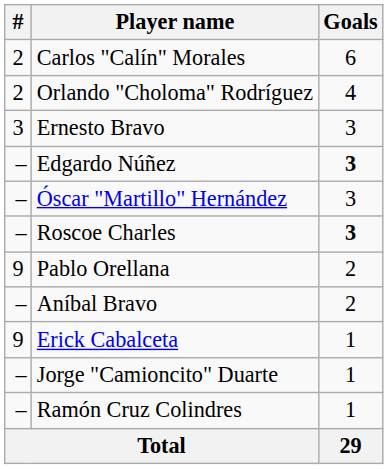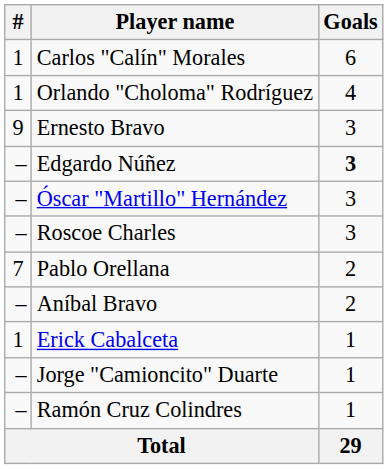(18, 57) 2 -> (18, 57) 1
(18, 92) 2 -> (18, 92) 1
(18, 127) 3 -> (18, 127) 9
(351, 233) bold -> (351, 233) normal
(18, 269) 9 -> (18, 269) 7
(18, 339) 9 -> (18, 339) 1
